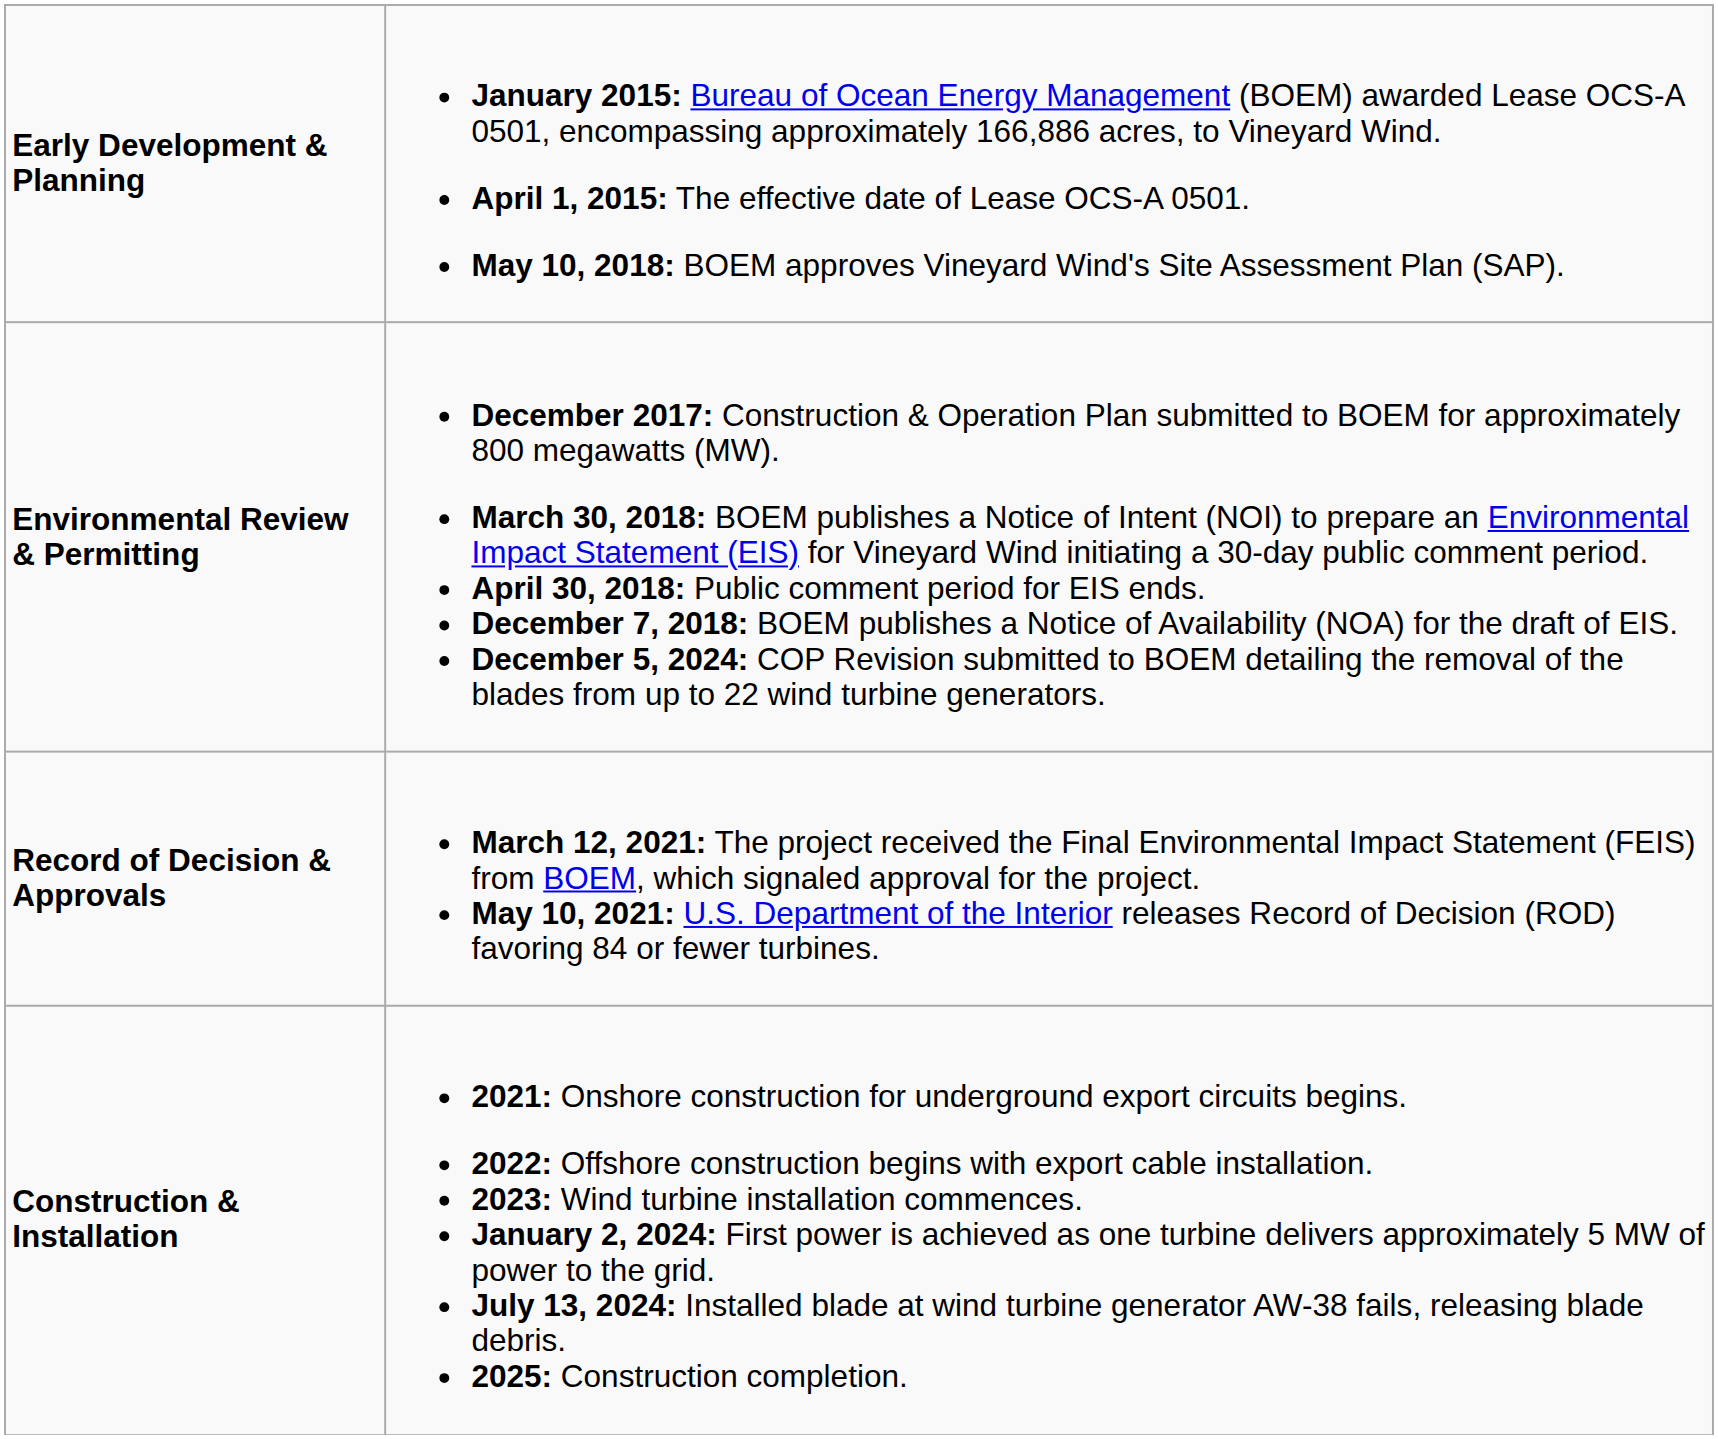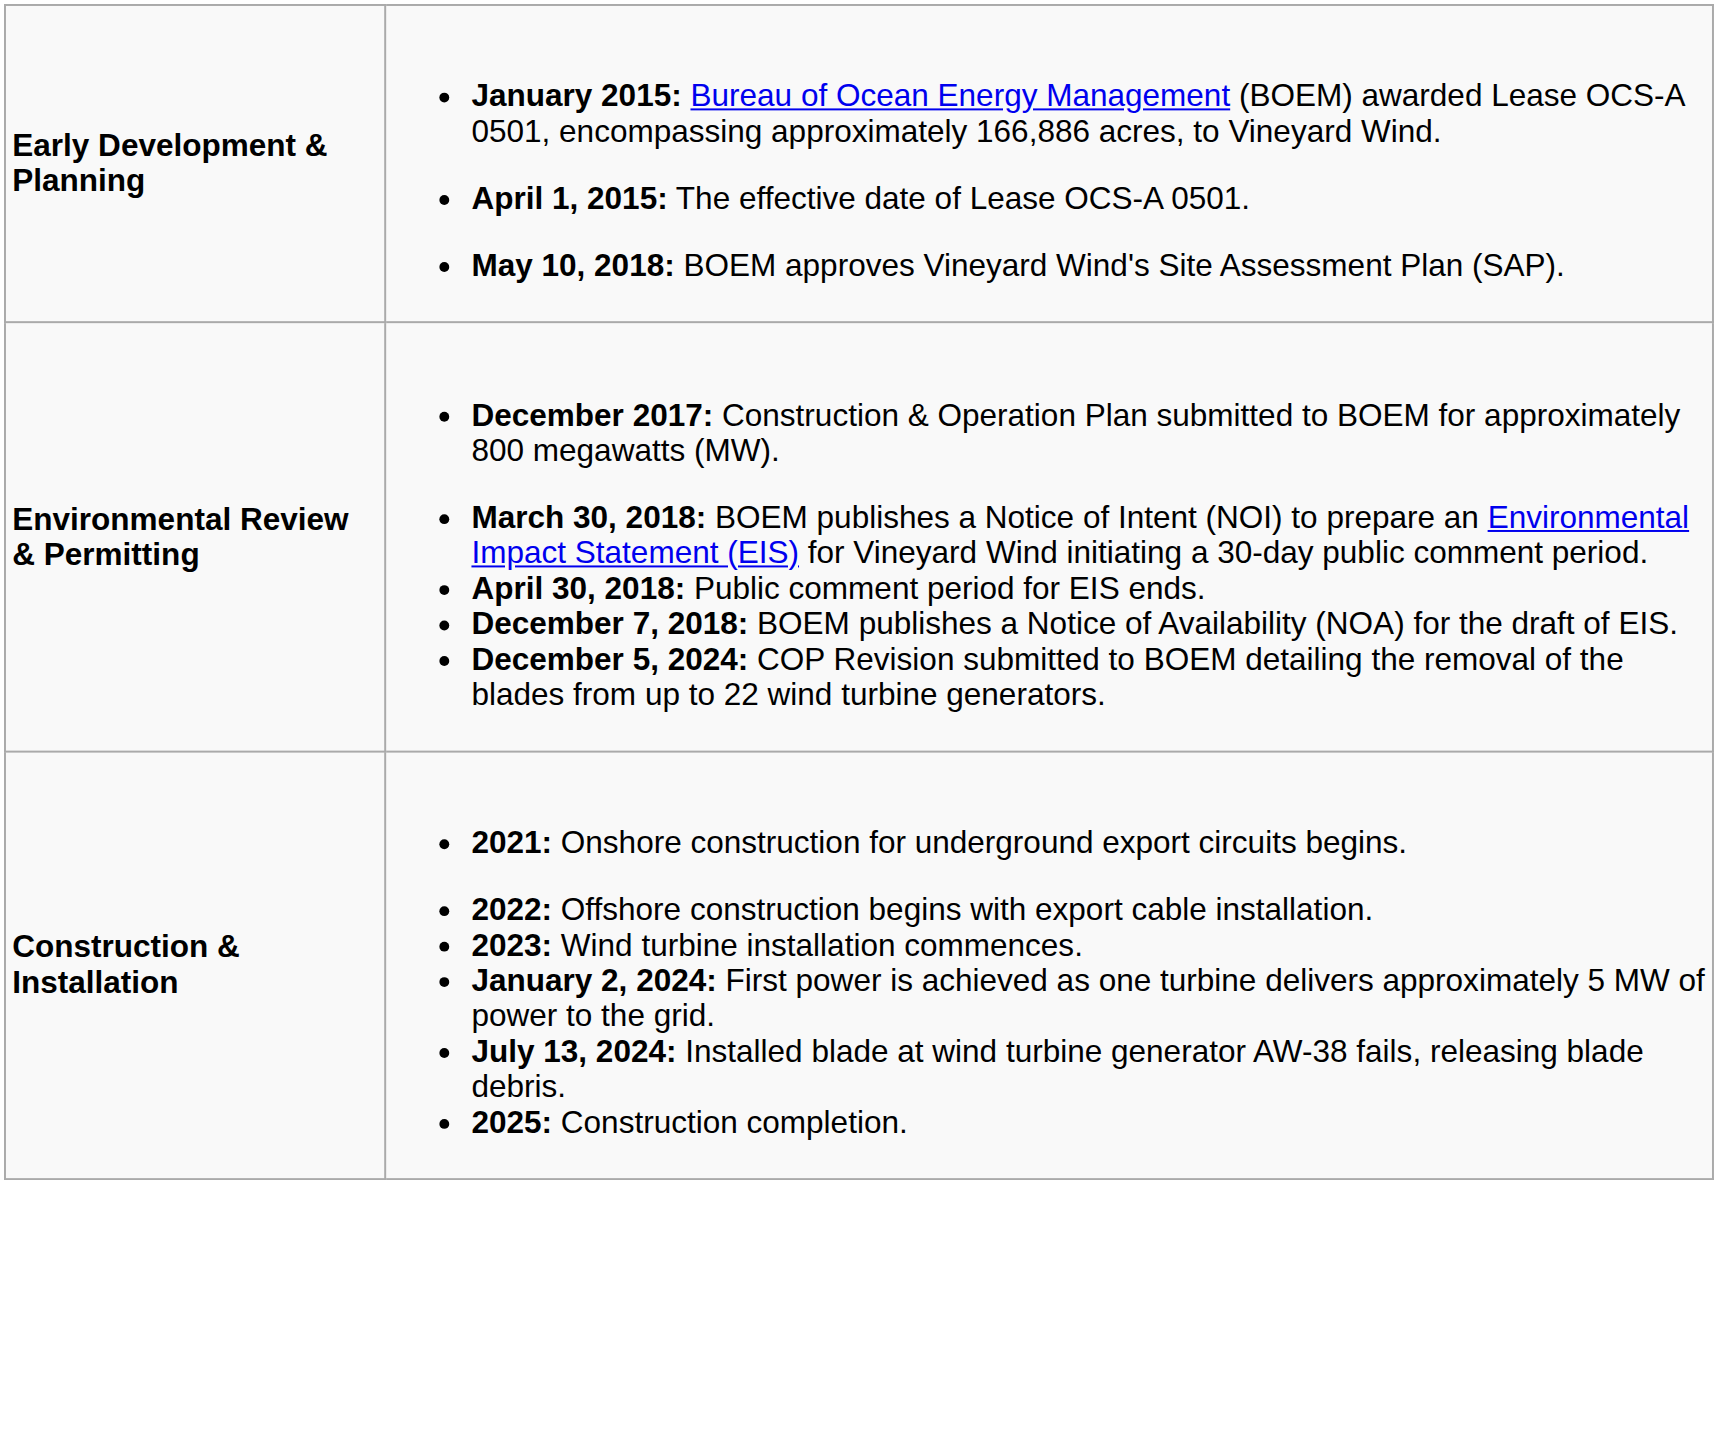- row: (172, 878)
